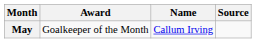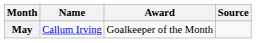columns swapped: (183, 12) <-> (95, 12)
